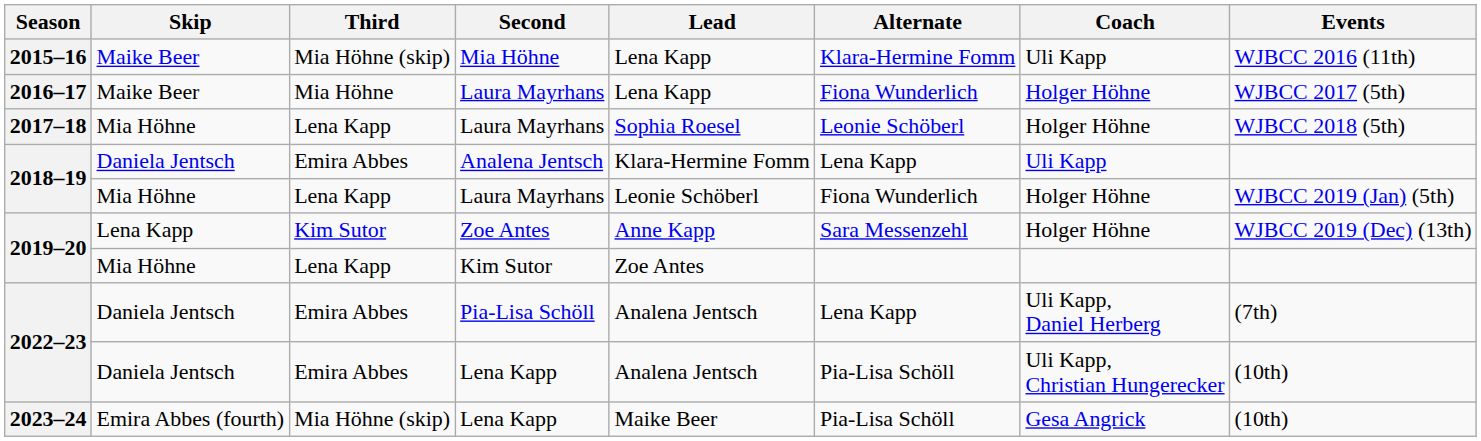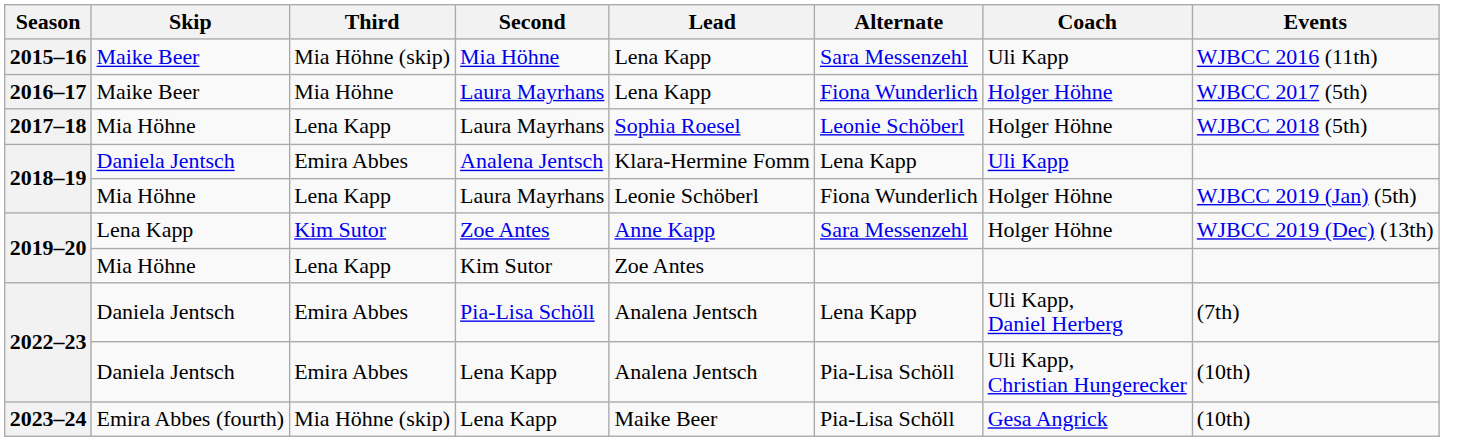(918, 56) Klara-Hermine Fomm -> (894, 56) Sara Messenzehl
